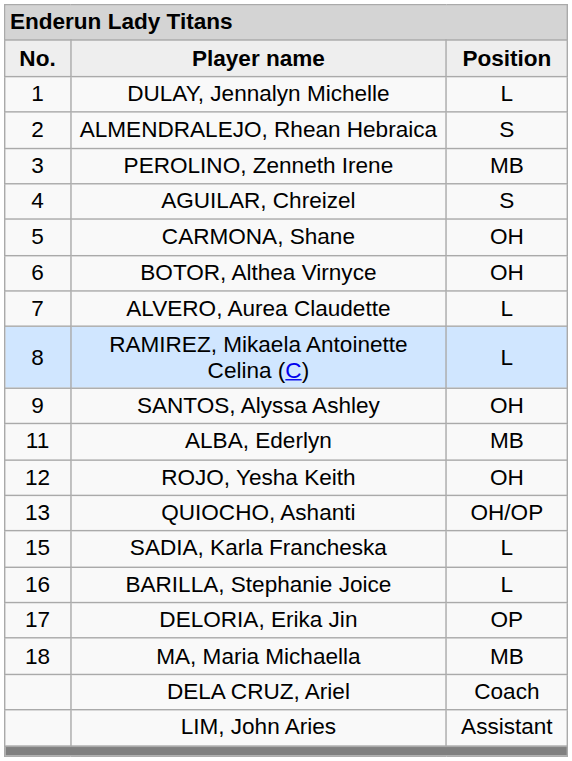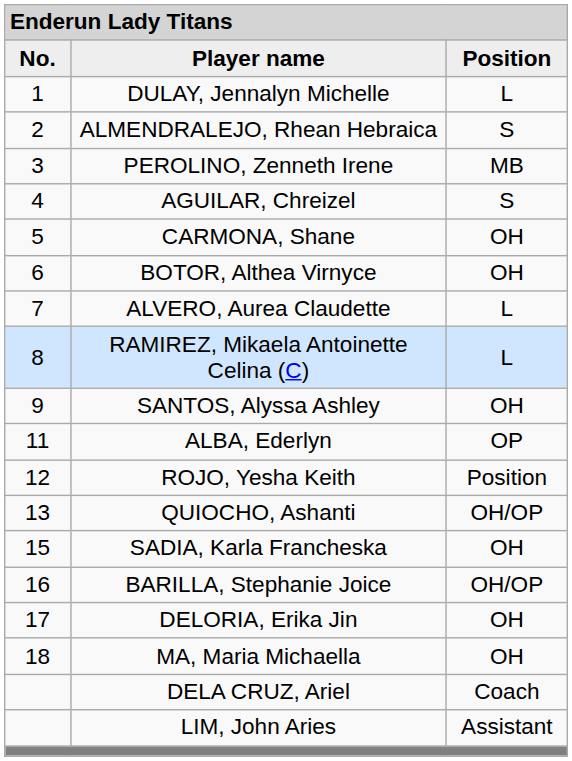(507, 441) MB -> (507, 441) OP
(507, 477) OH -> (507, 477) Position
(507, 548) L -> (507, 548) OH
(507, 584) L -> (507, 584) OH/OP
(507, 620) OP -> (507, 620) OH
(507, 656) MB -> (507, 656) OH
